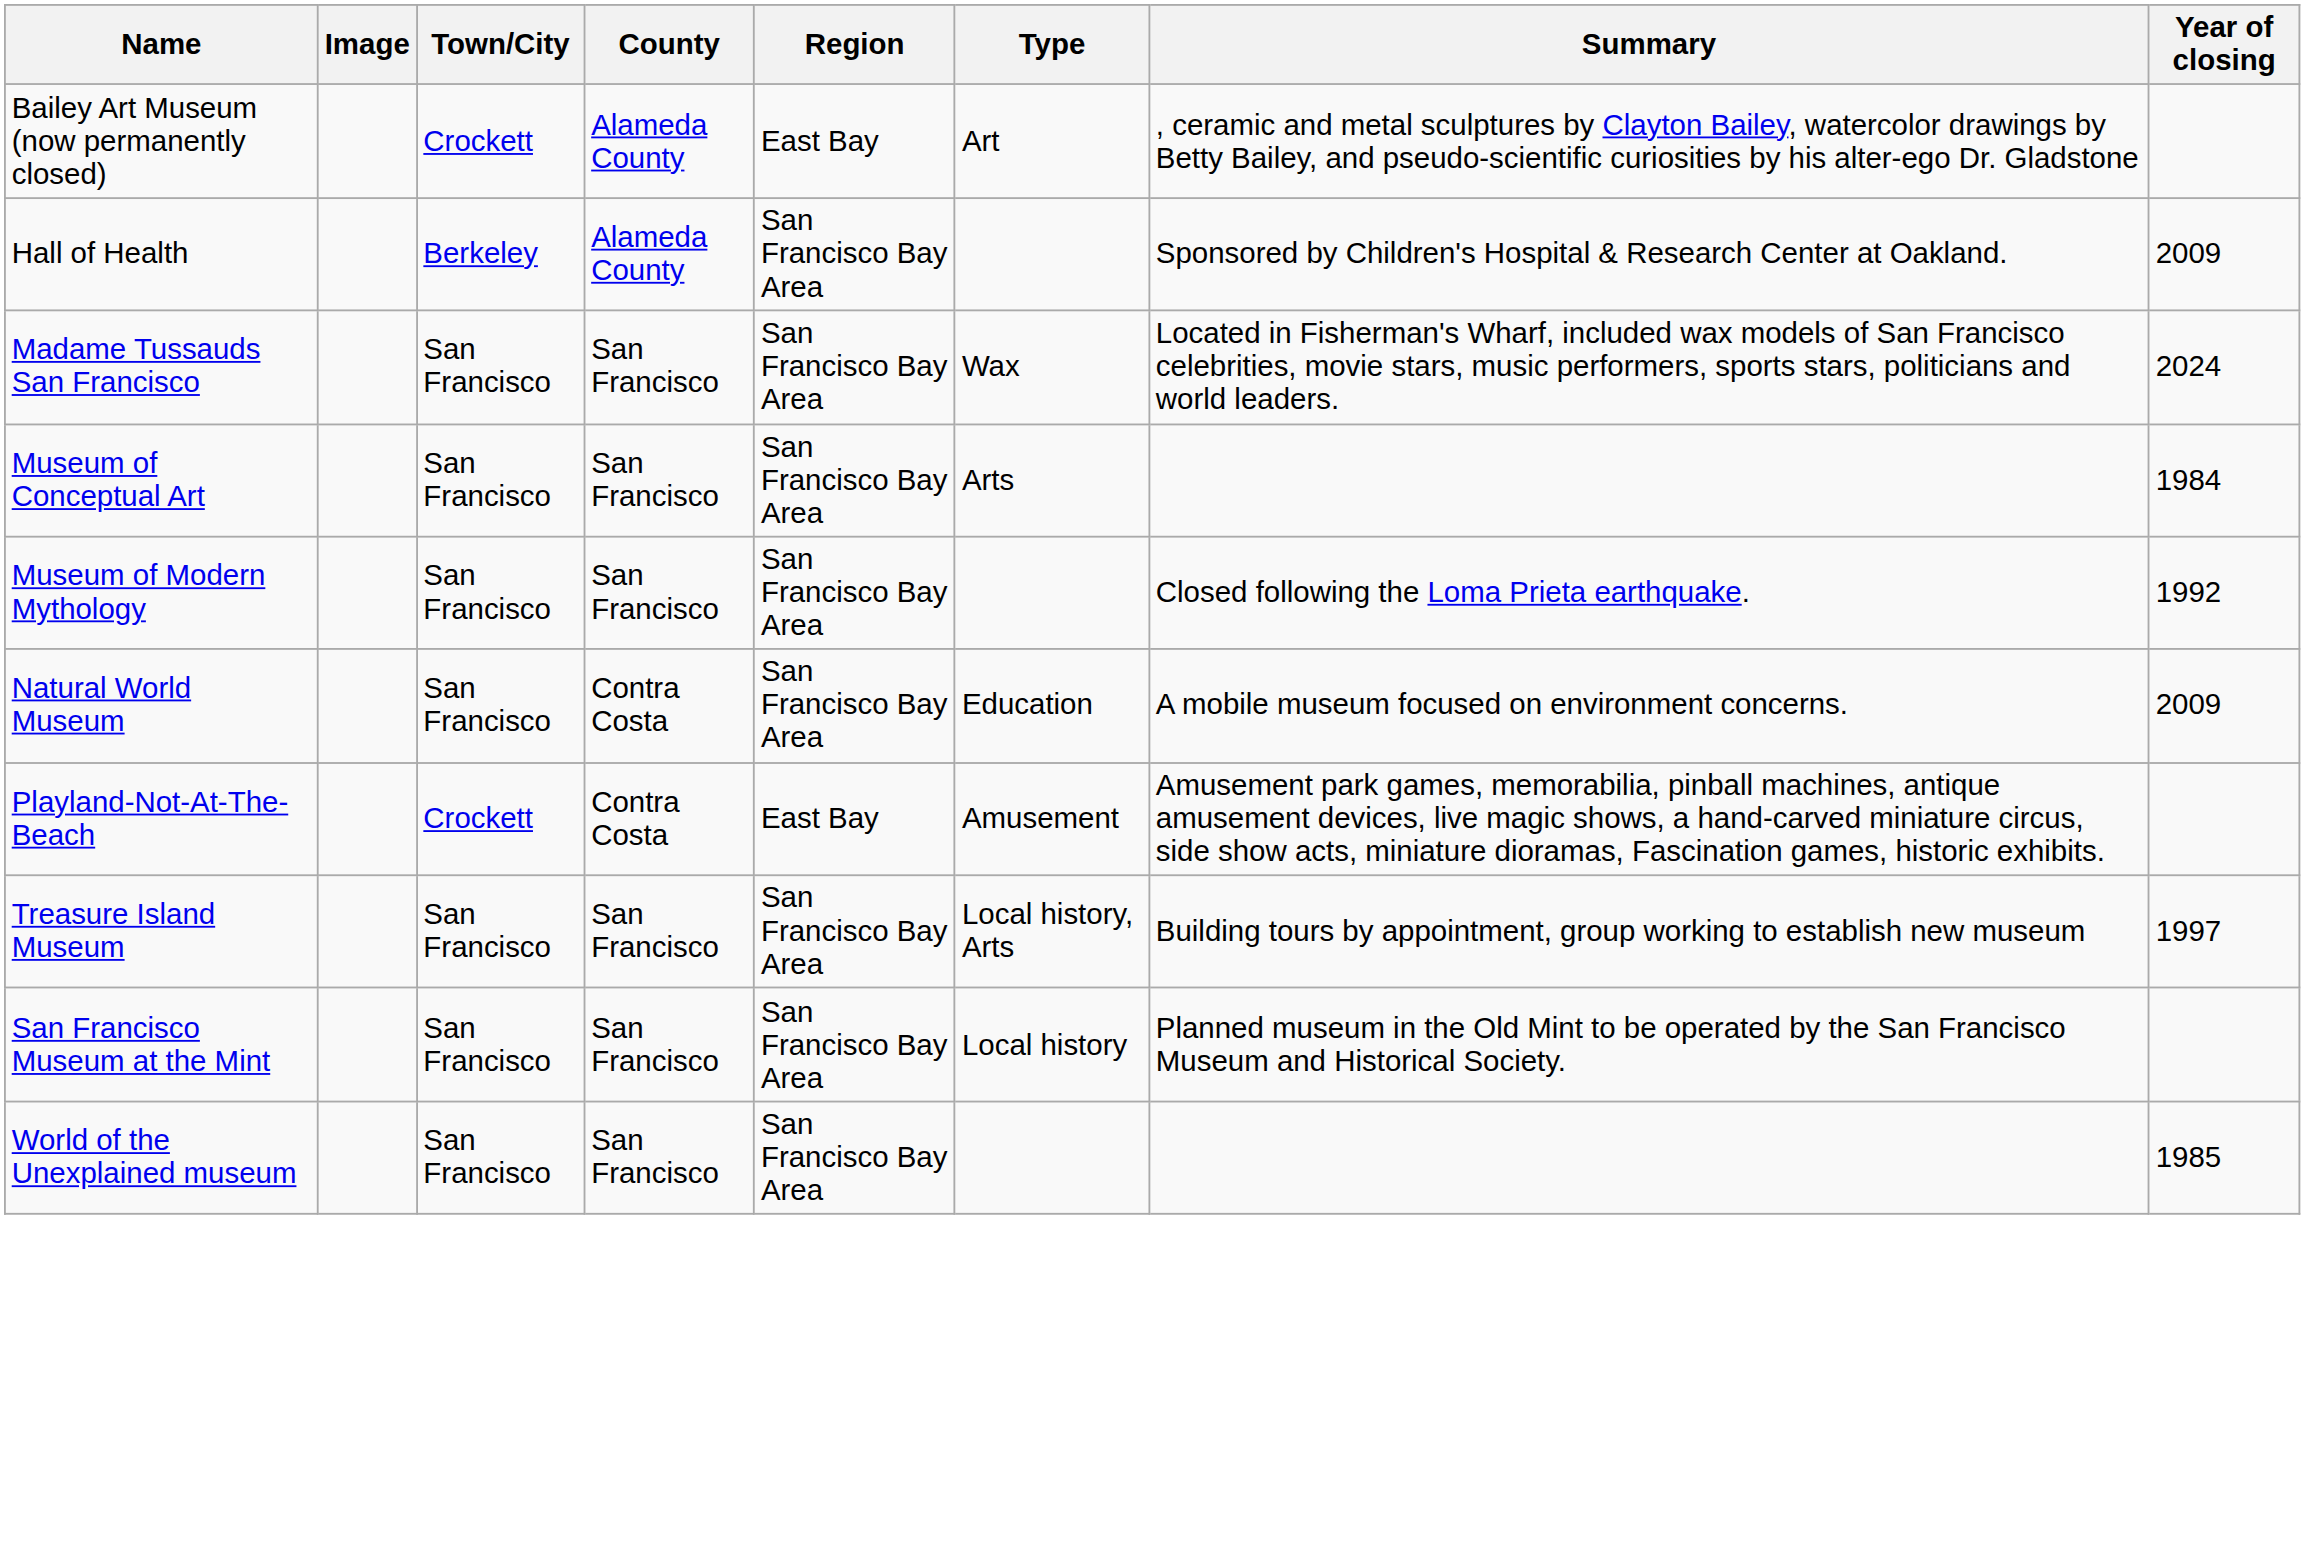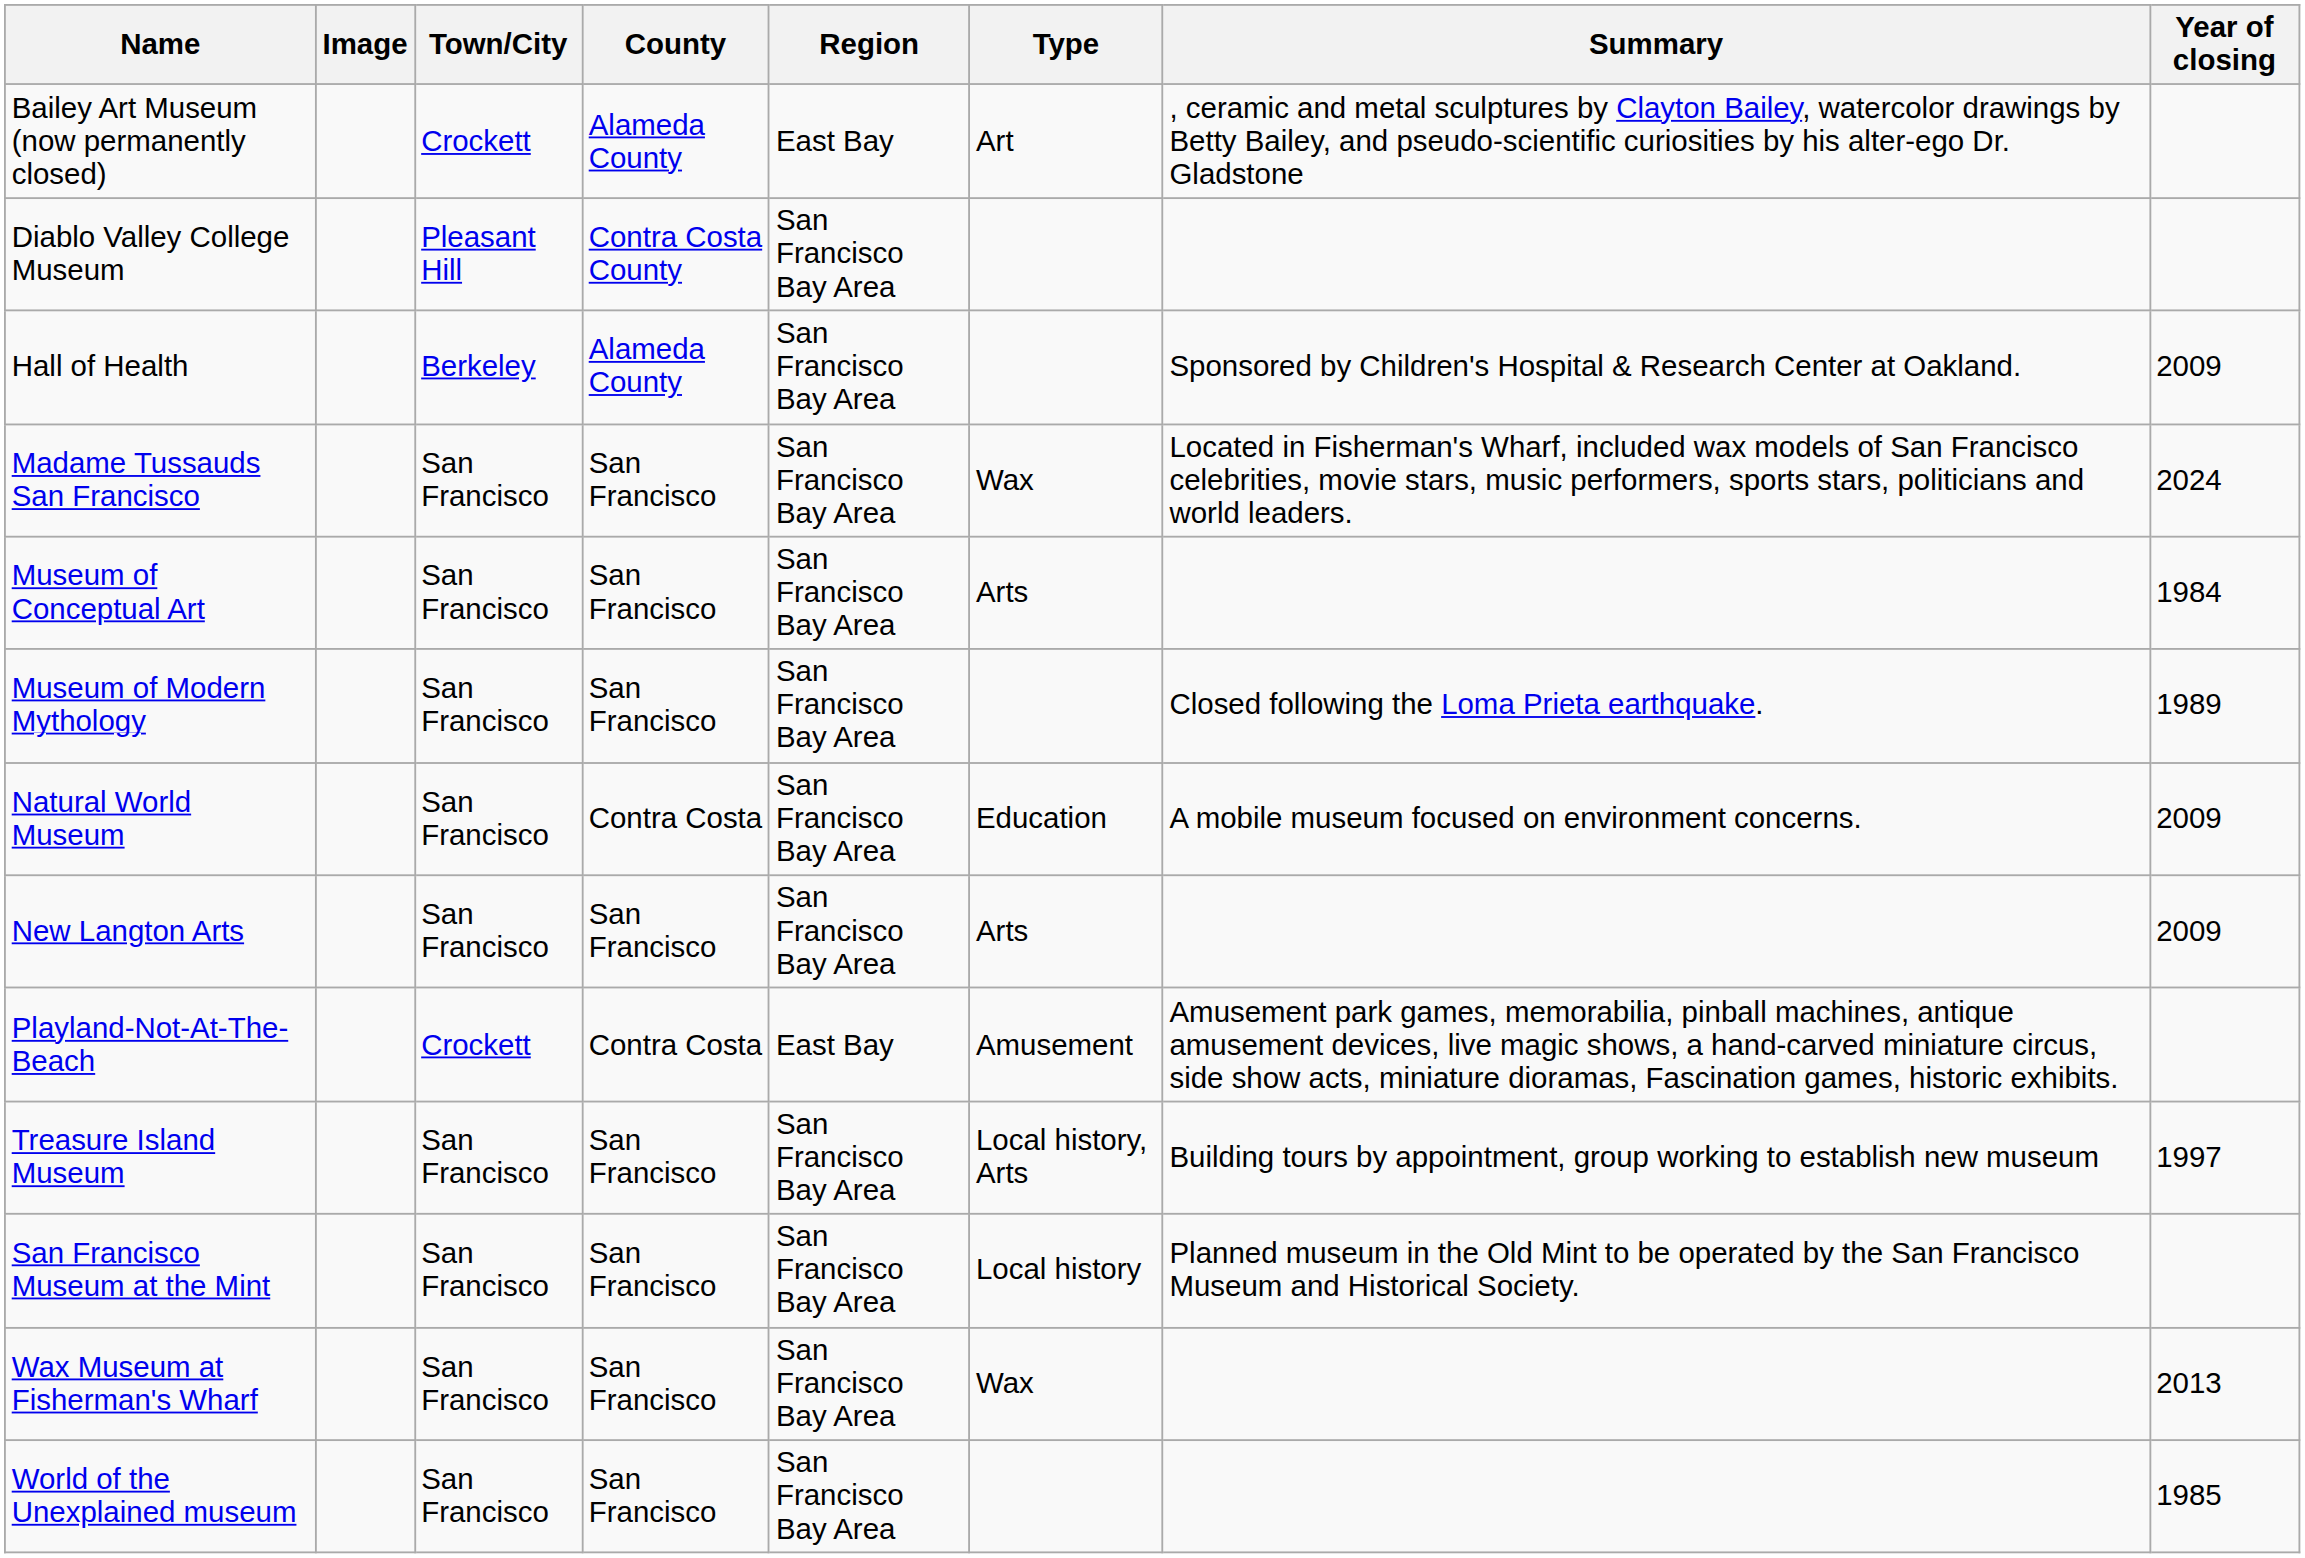+ row: (151, 253)
(2188, 592) 1992 -> (2189, 705) 1989
+ row: (128, 931)
+ row: (135, 1383)
